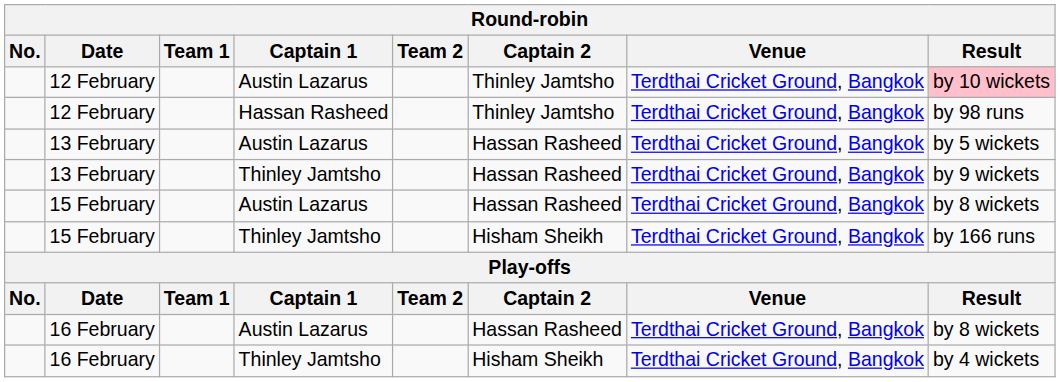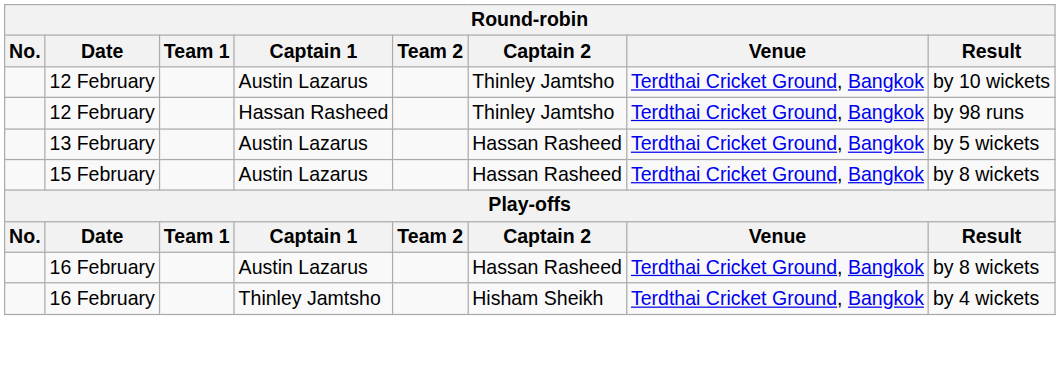(991, 81) pink background -> (991, 81) no background
- row: (102, 174)
- row: (102, 236)
